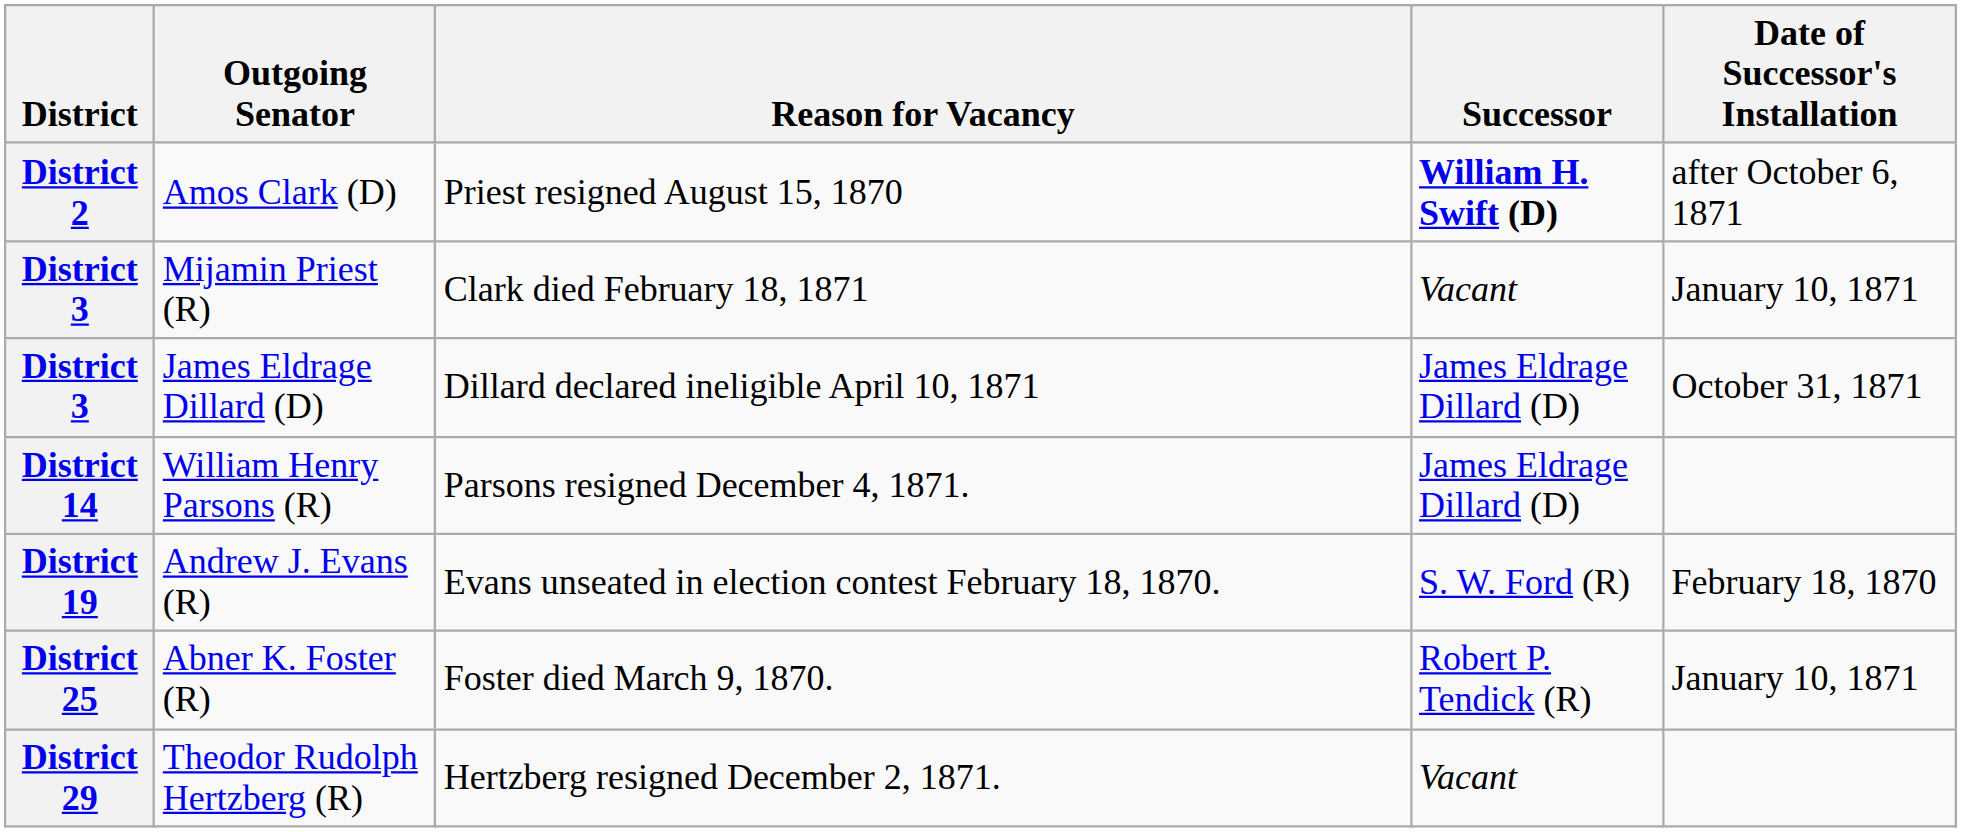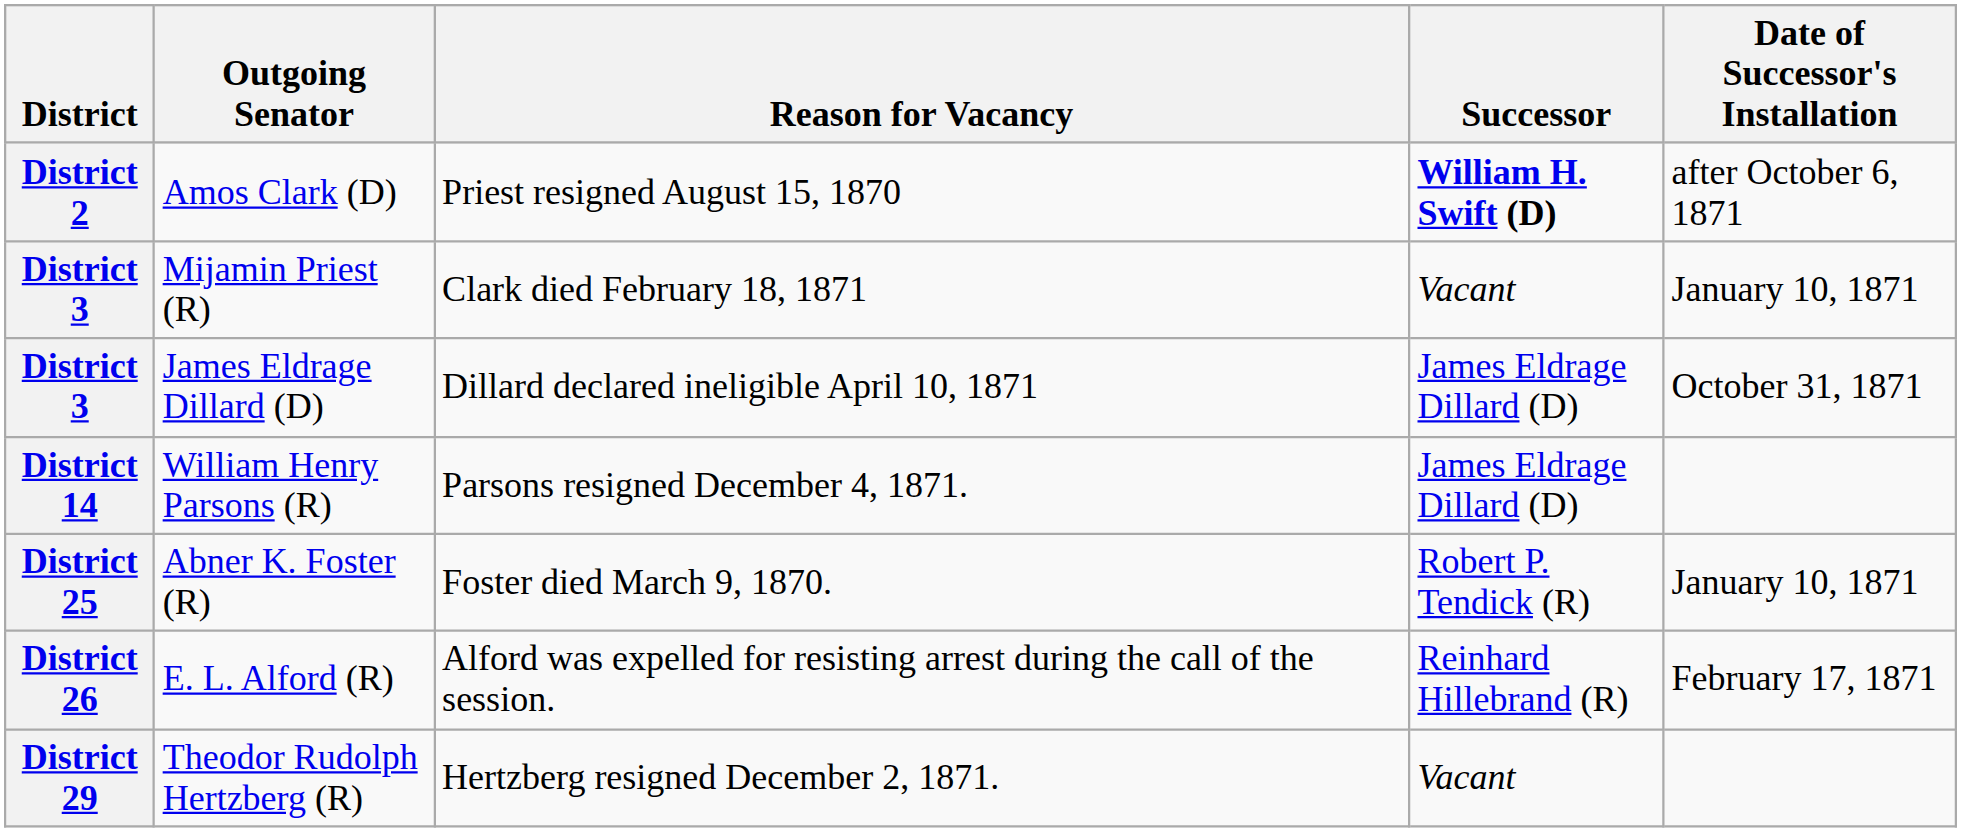- row: (285, 581)
+ row: (278, 679)
